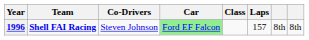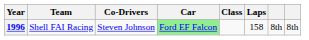(63, 27) bold -> (61, 27) normal
(259, 27) 157 -> (256, 27) 158
